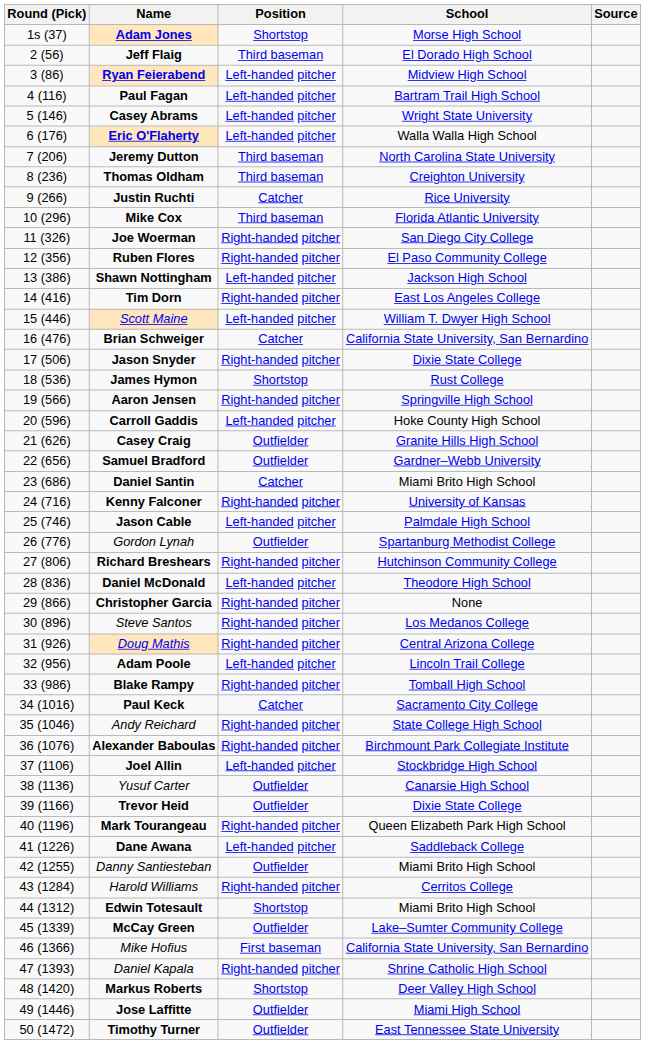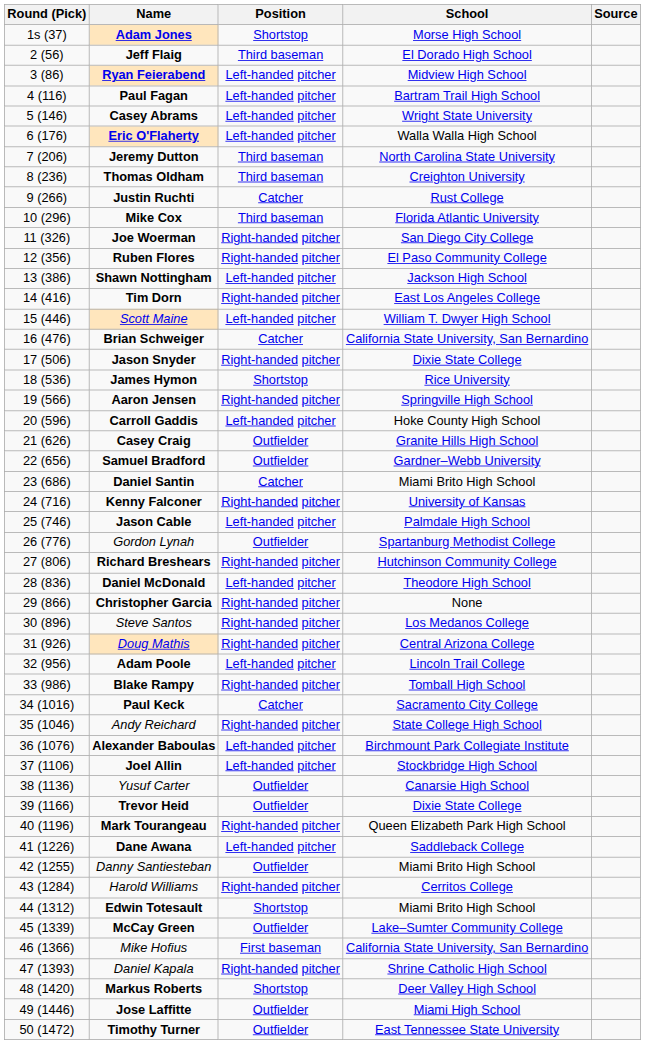(467, 197) Rice University -> (467, 197) Rust College
(467, 380) Rust College -> (467, 380) Rice University
(281, 745) Right-handed pitcher -> (281, 745) Left-handed pitcher
